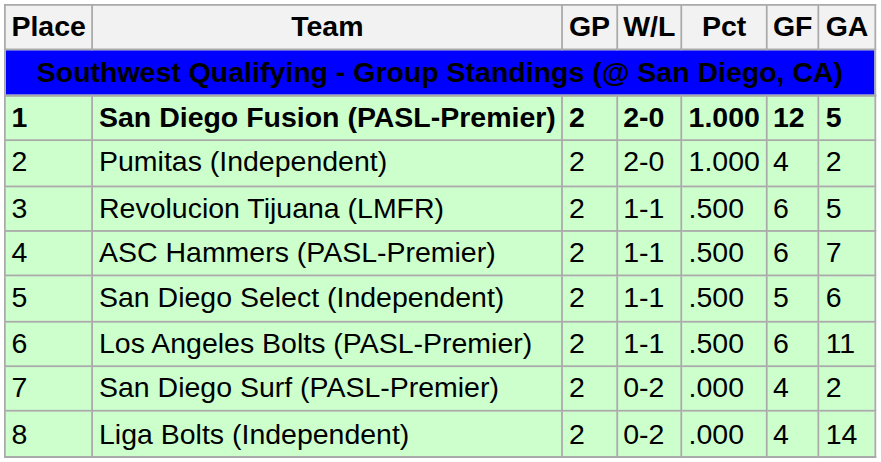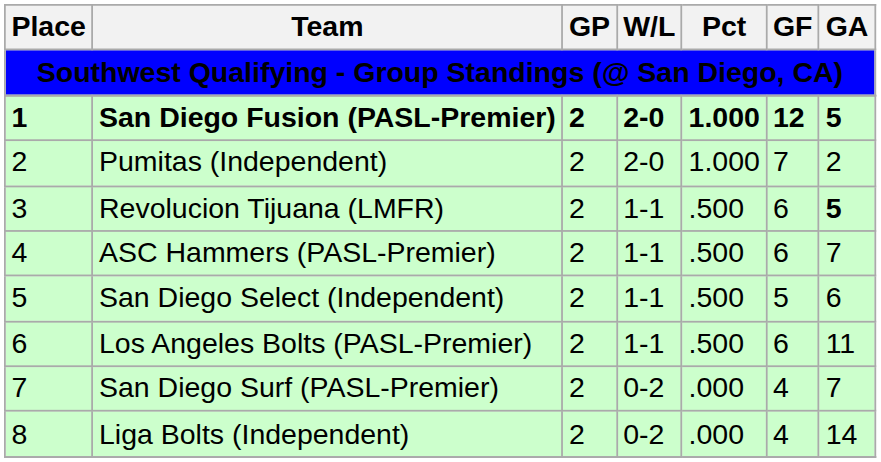(781, 162) 4 -> (781, 162) 7
(834, 207) normal -> (834, 207) bold
(834, 388) 2 -> (834, 388) 7
